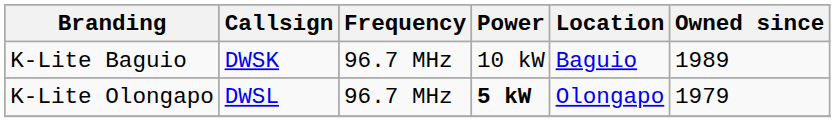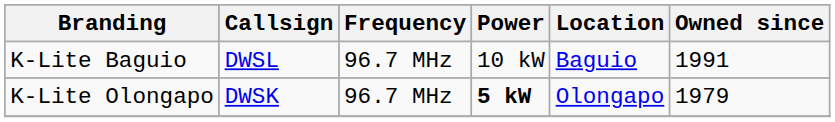(252, 60) DWSK -> (252, 60) DWSL
(702, 60) 1989 -> (702, 60) 1991
(252, 97) DWSL -> (252, 97) DWSK
